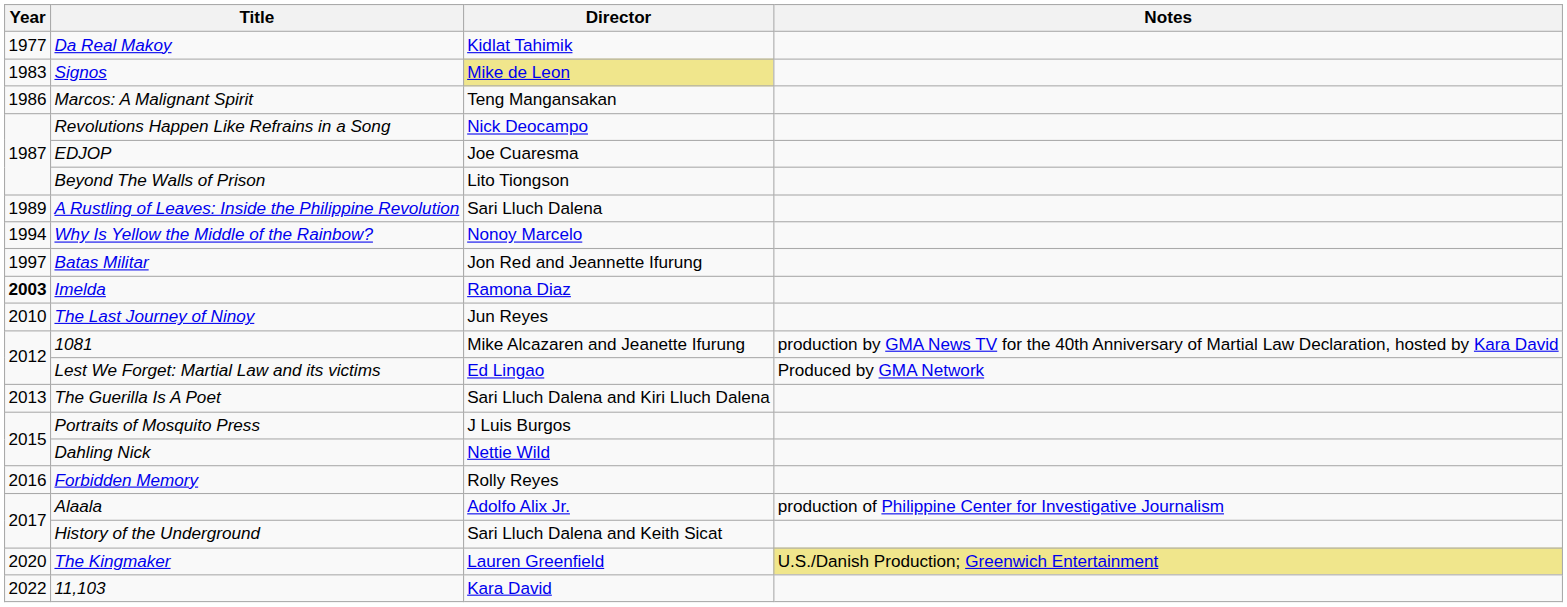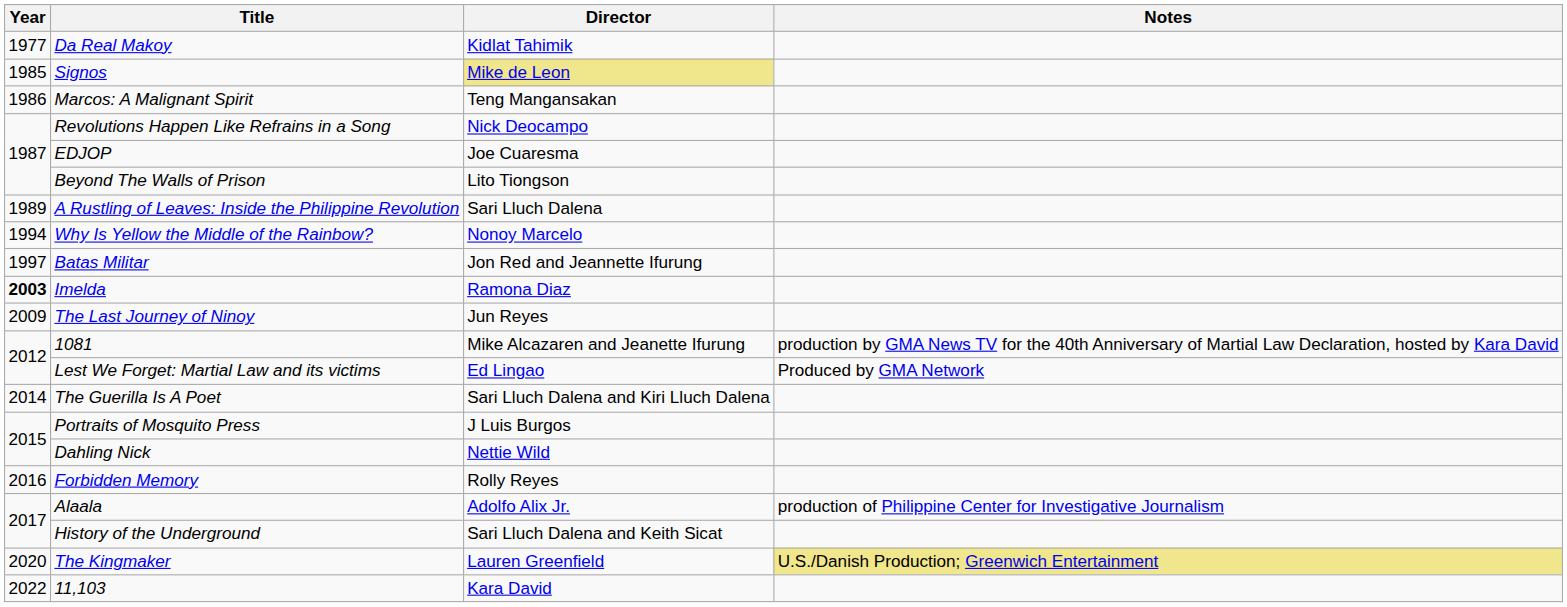(28, 72) 1983 -> (28, 72) 1985
(28, 316) 2010 -> (28, 316) 2009
(28, 398) 2013 -> (28, 398) 2014
